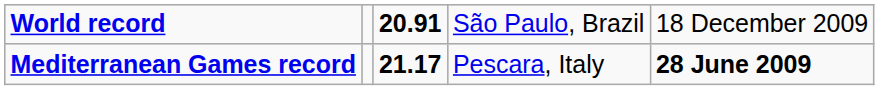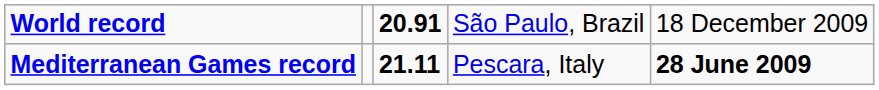(410, 63) 21.17 -> (410, 63) 21.11
